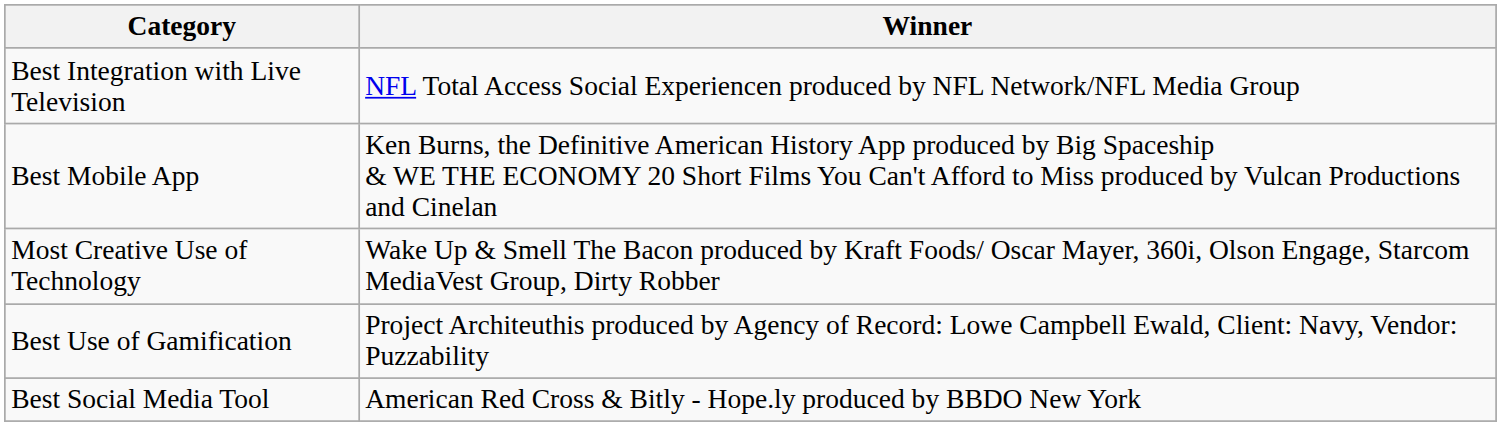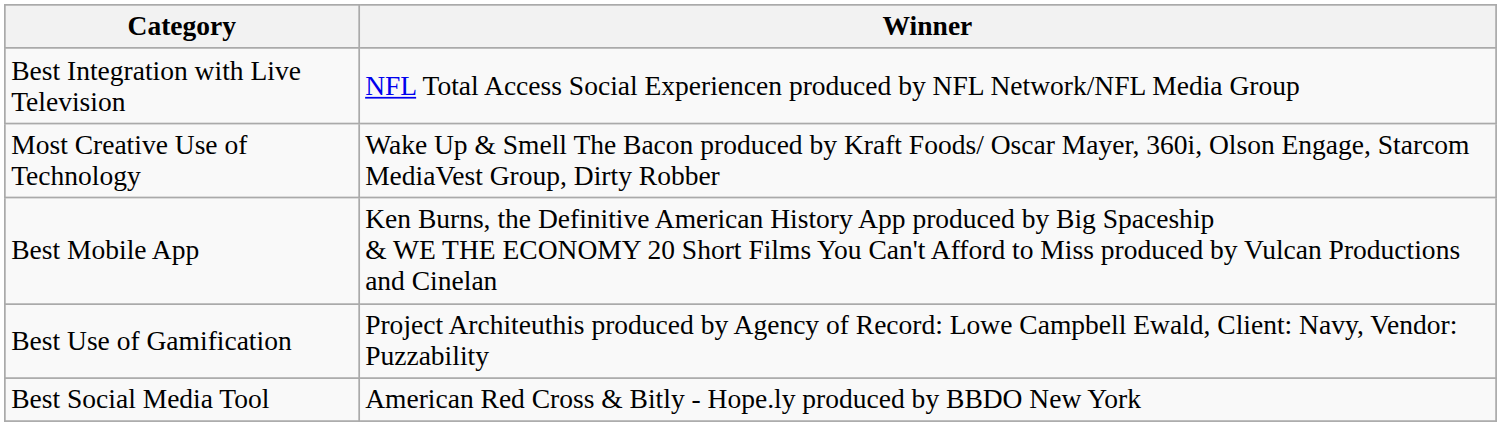rows swapped: (105, 175) <-> (129, 265)
